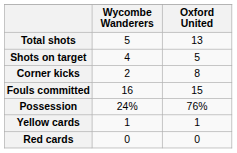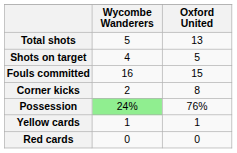rows swapped: (48, 73) <-> (48, 90)
(127, 106) no background -> (127, 106) lightgreen background
